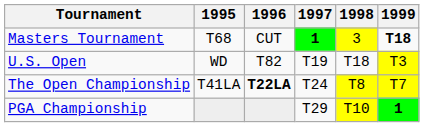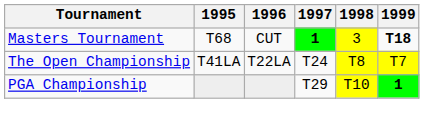- row: (47, 63)
(269, 87) bold -> (269, 63) normal
